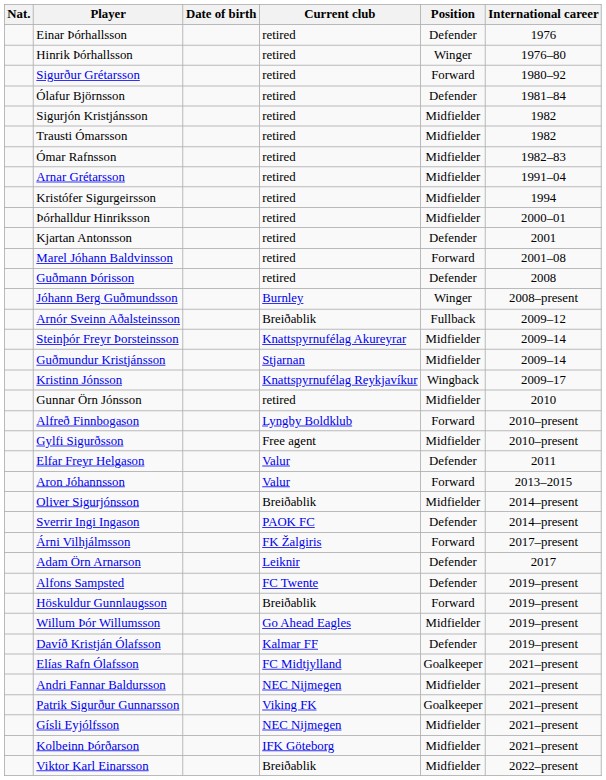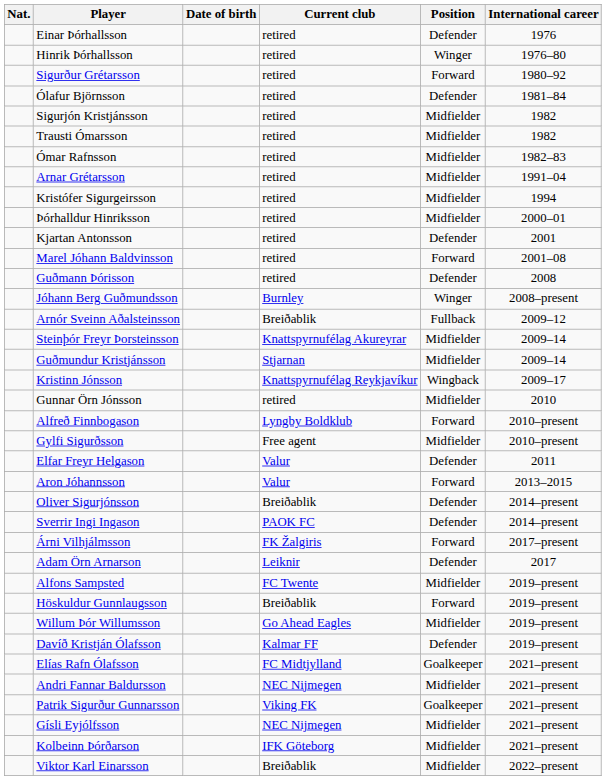(453, 501) Midfielder -> (453, 501) Defender
(453, 583) Defender -> (453, 583) Midfielder
